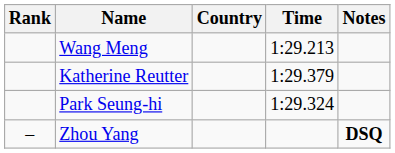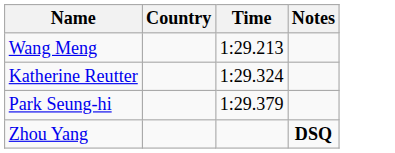- column: (30, 18)
(302, 76) 1:29.379 -> (252, 76) 1:29.324
(302, 104) 1:29.324 -> (252, 104) 1:29.379
